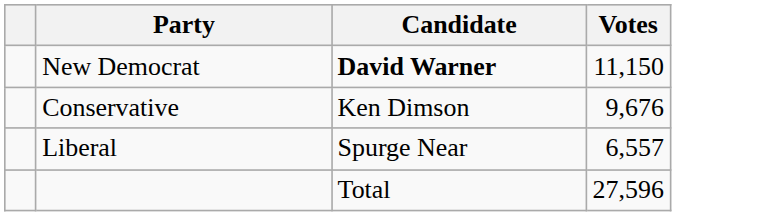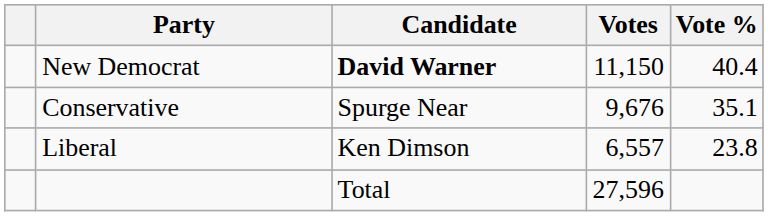+ column: (717, 25)
(403, 107) Ken Dimson -> (403, 107) Spurge Near
(403, 148) Spurge Near -> (403, 148) Ken Dimson
